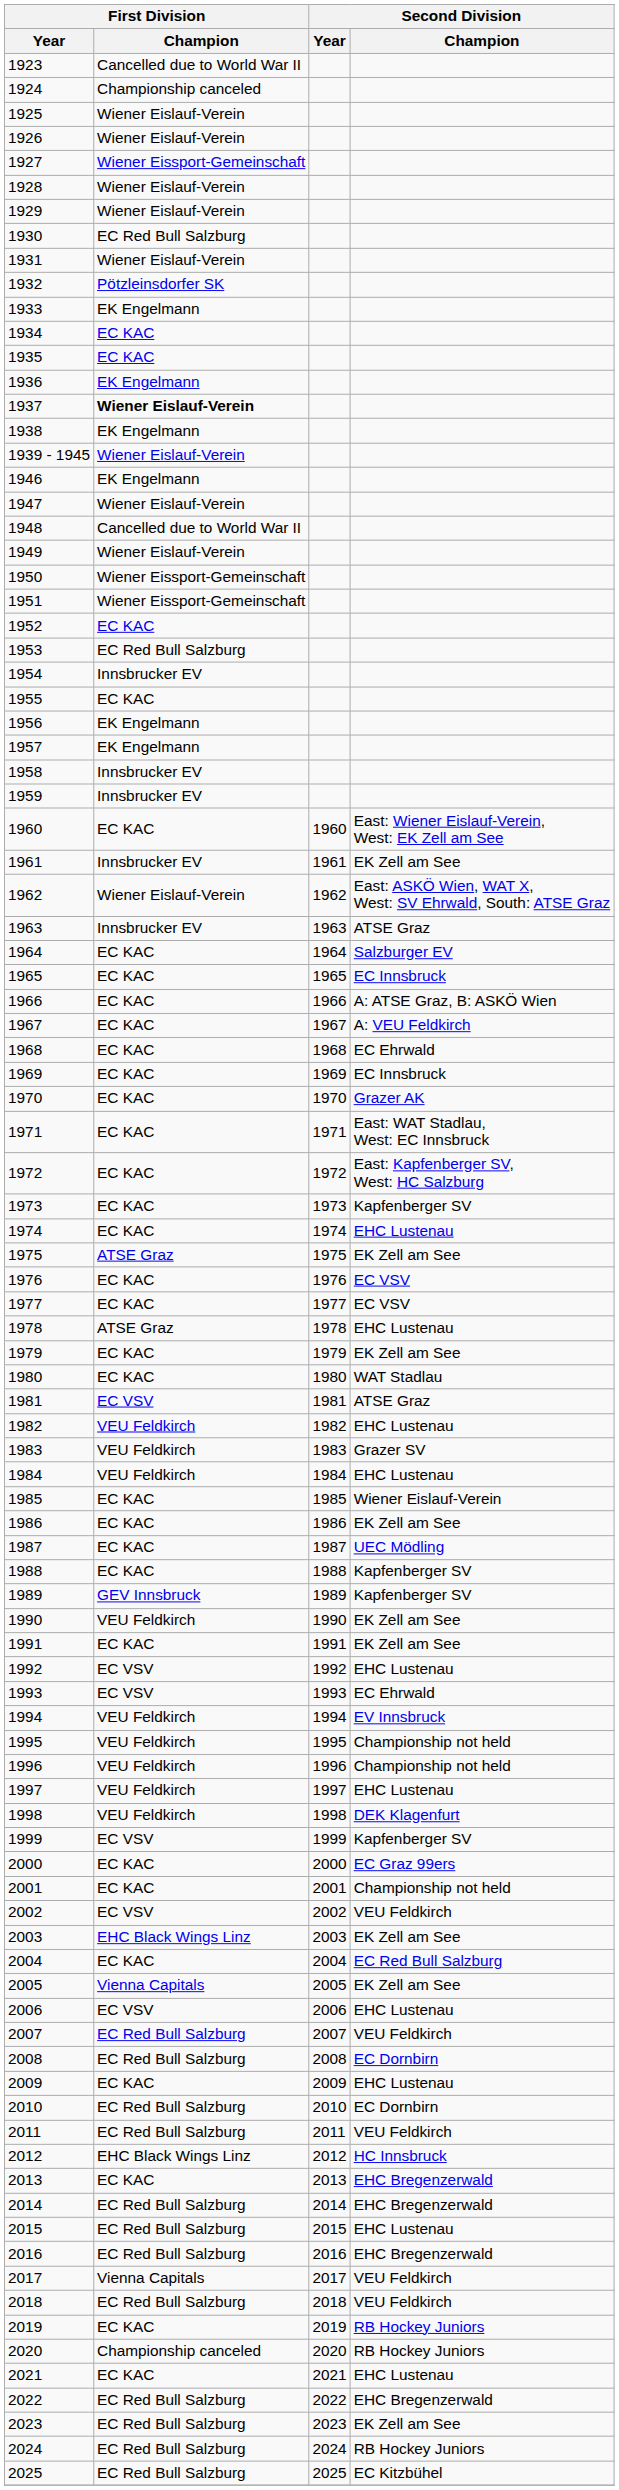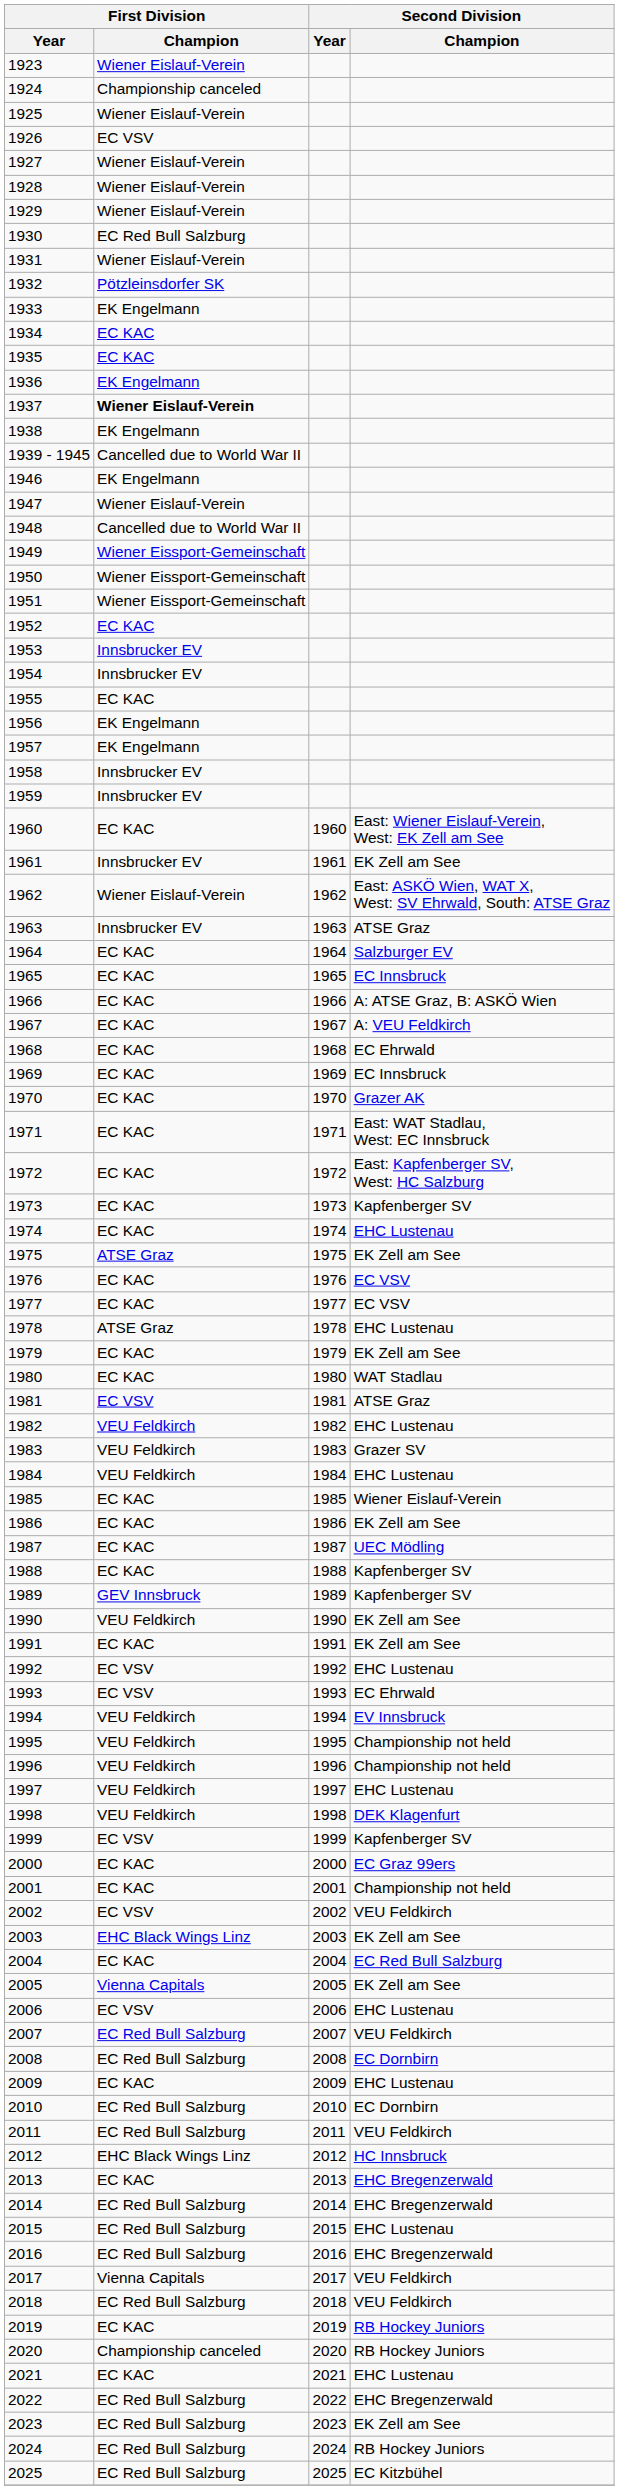(199, 65) Cancelled due to World War II -> (171, 65) Wiener Eislauf-Verein
(171, 138) Wiener Eislauf-Verein -> (125, 138) EC VSV
(201, 162) Wiener Eissport-Gemeinschaft -> (171, 162) Wiener Eislauf-Verein
(171, 455) Wiener Eislauf-Verein -> (199, 455) Cancelled due to World War II
(171, 552) Wiener Eislauf-Verein -> (201, 552) Wiener Eissport-Gemeinschaft
(171, 650) EC Red Bull Salzburg -> (150, 650) Innsbrucker EV
